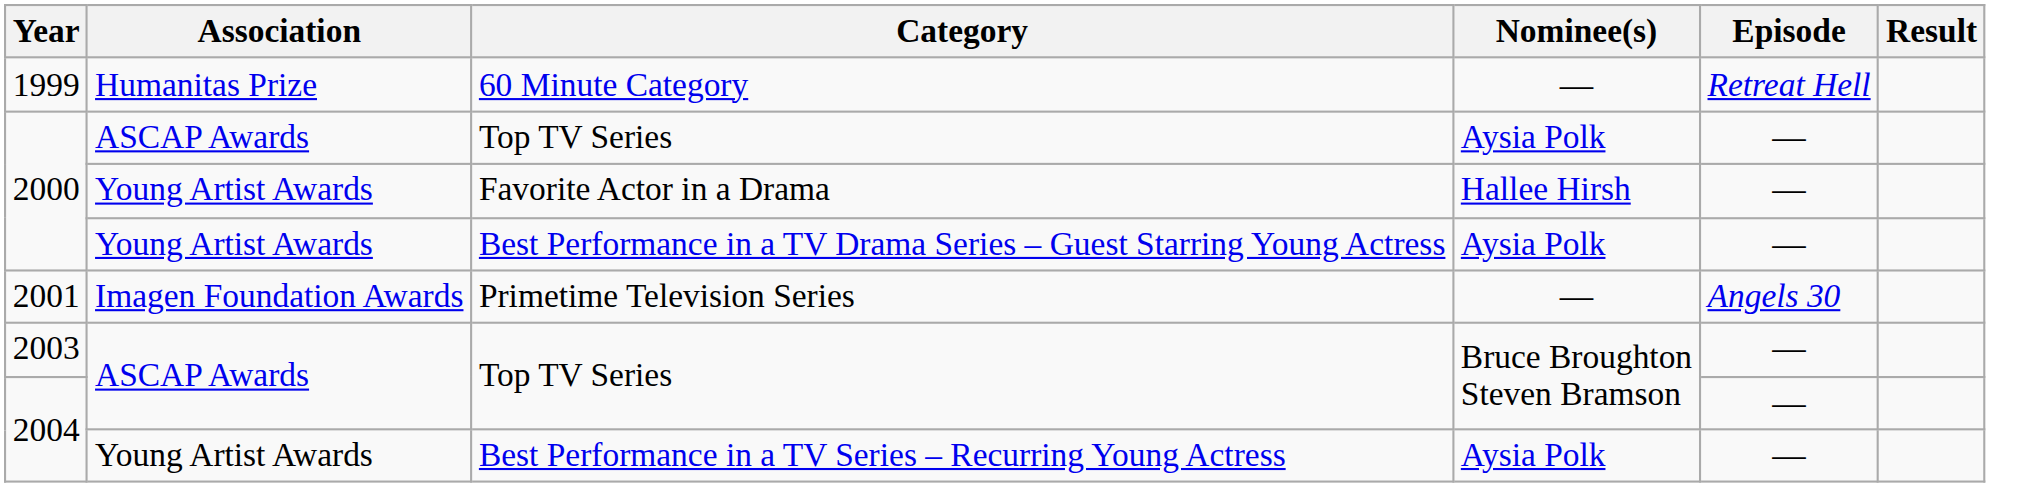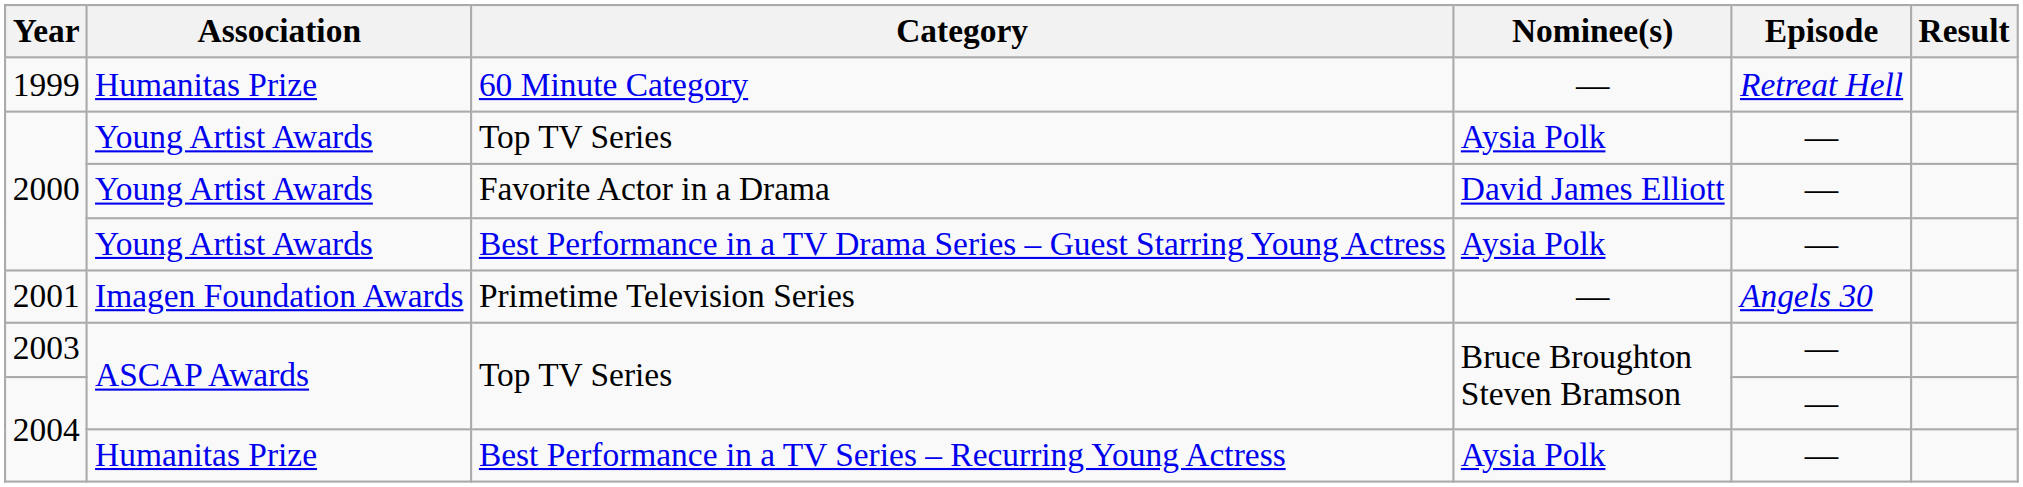(202, 137) ASCAP Awards -> (234, 137) Young Artist Awards
(1546, 190) Hallee Hirsh -> (1593, 190) David James Elliott
(234, 455) Young Artist Awards -> (206, 455) Humanitas Prize
